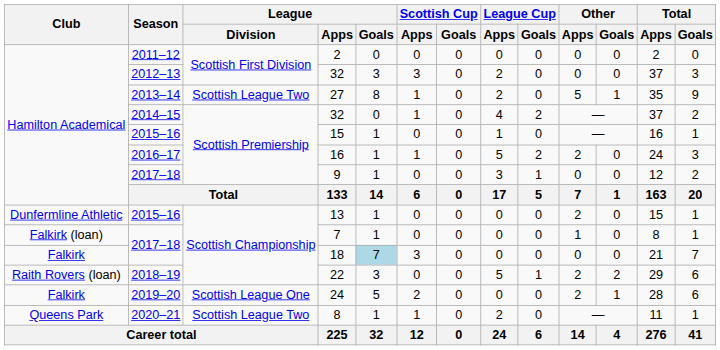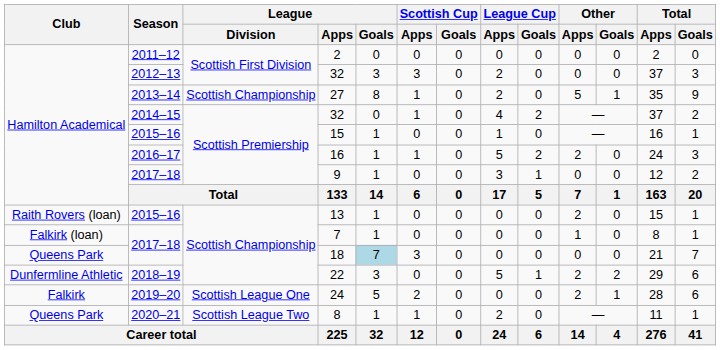(251, 94) Scottish League Two -> (251, 94) Scottish Championship
(66, 214) Dunfermline Athletic -> (66, 214) Raith Rovers (loan)
(66, 255) Falkirk -> (66, 255) Queens Park
(66, 275) Raith Rovers (loan) -> (66, 275) Dunfermline Athletic
